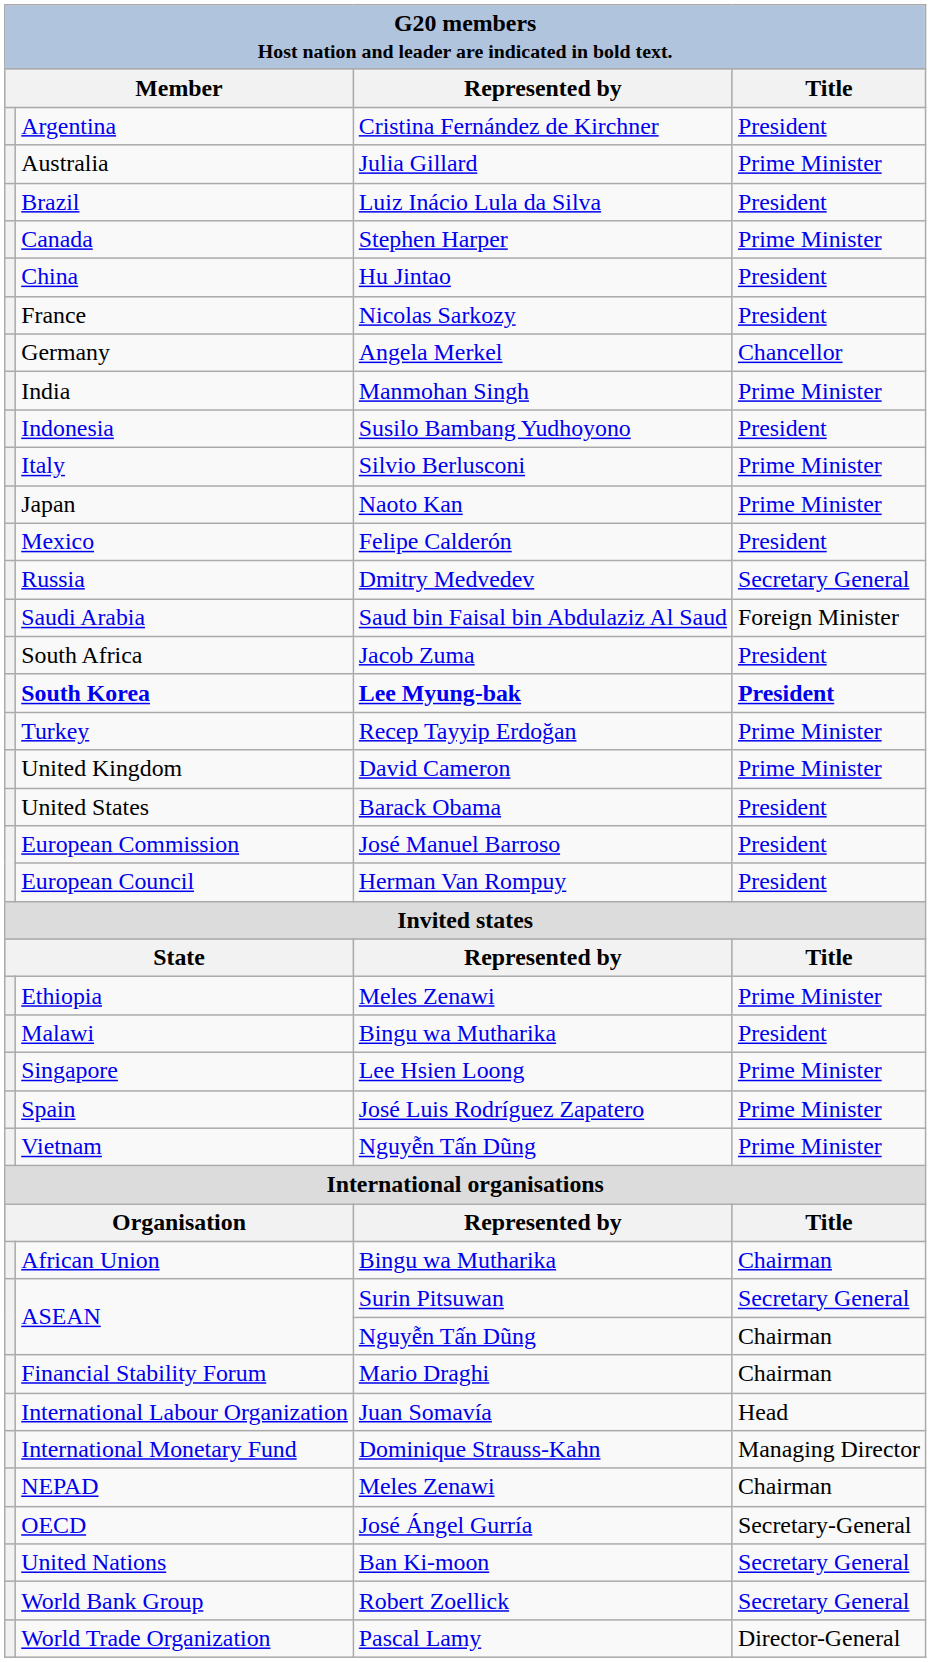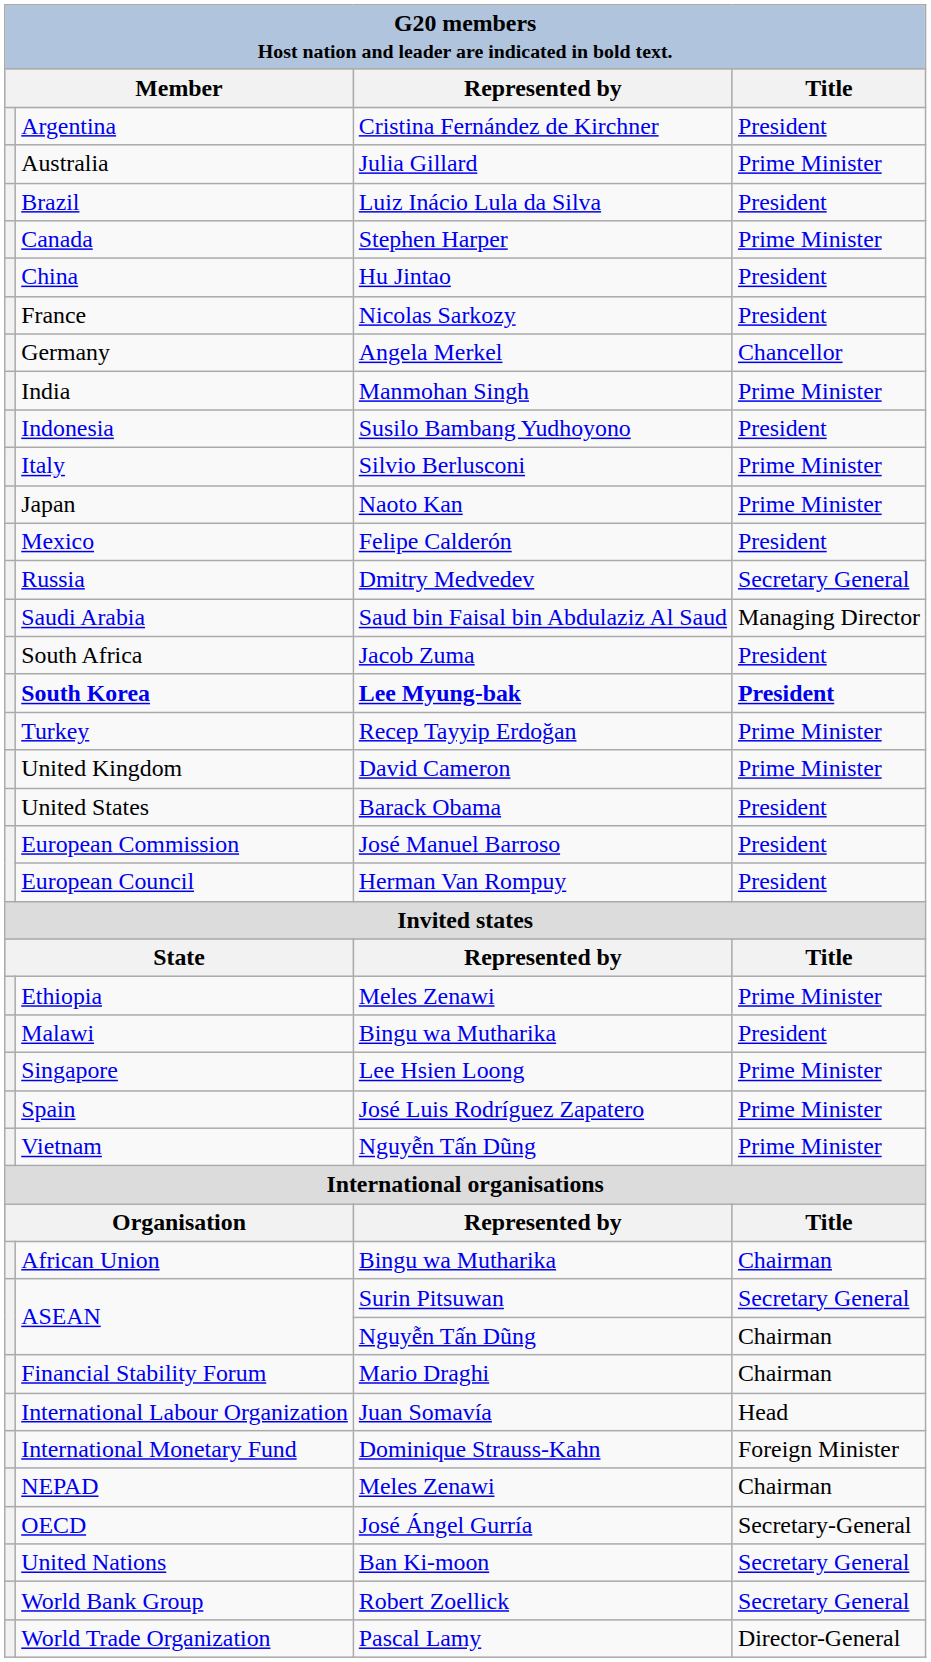(818, 617) Foreign Minister -> (829, 617) Managing Director
(829, 1449) Managing Director -> (818, 1449) Foreign Minister
